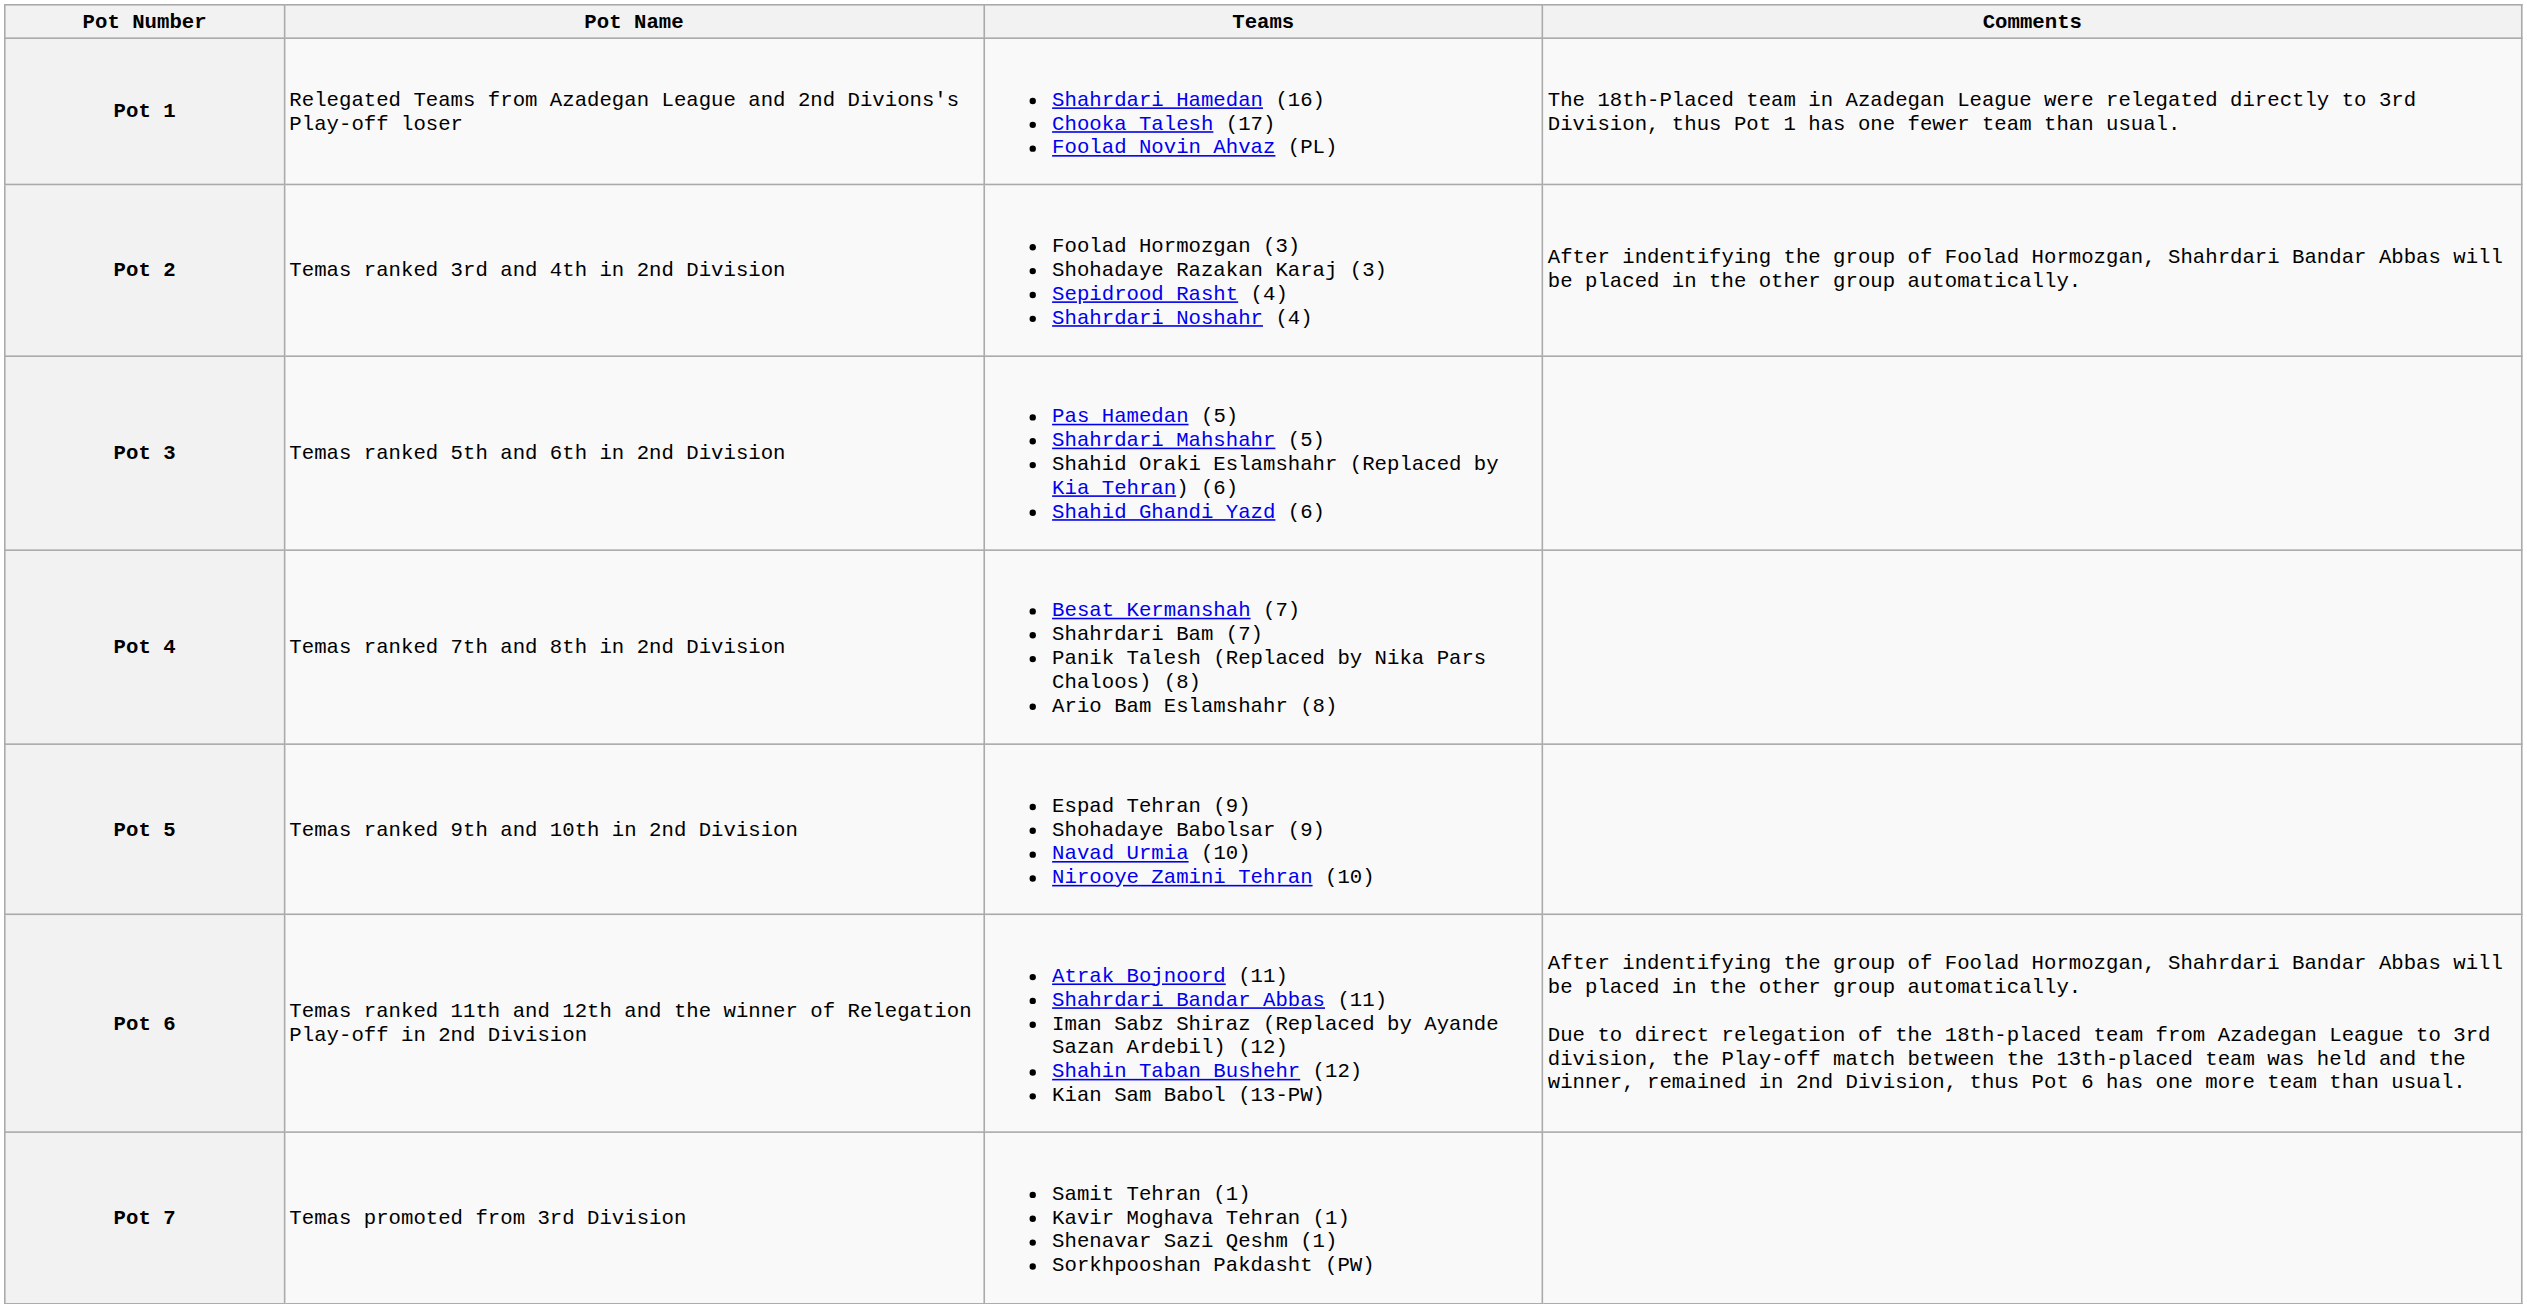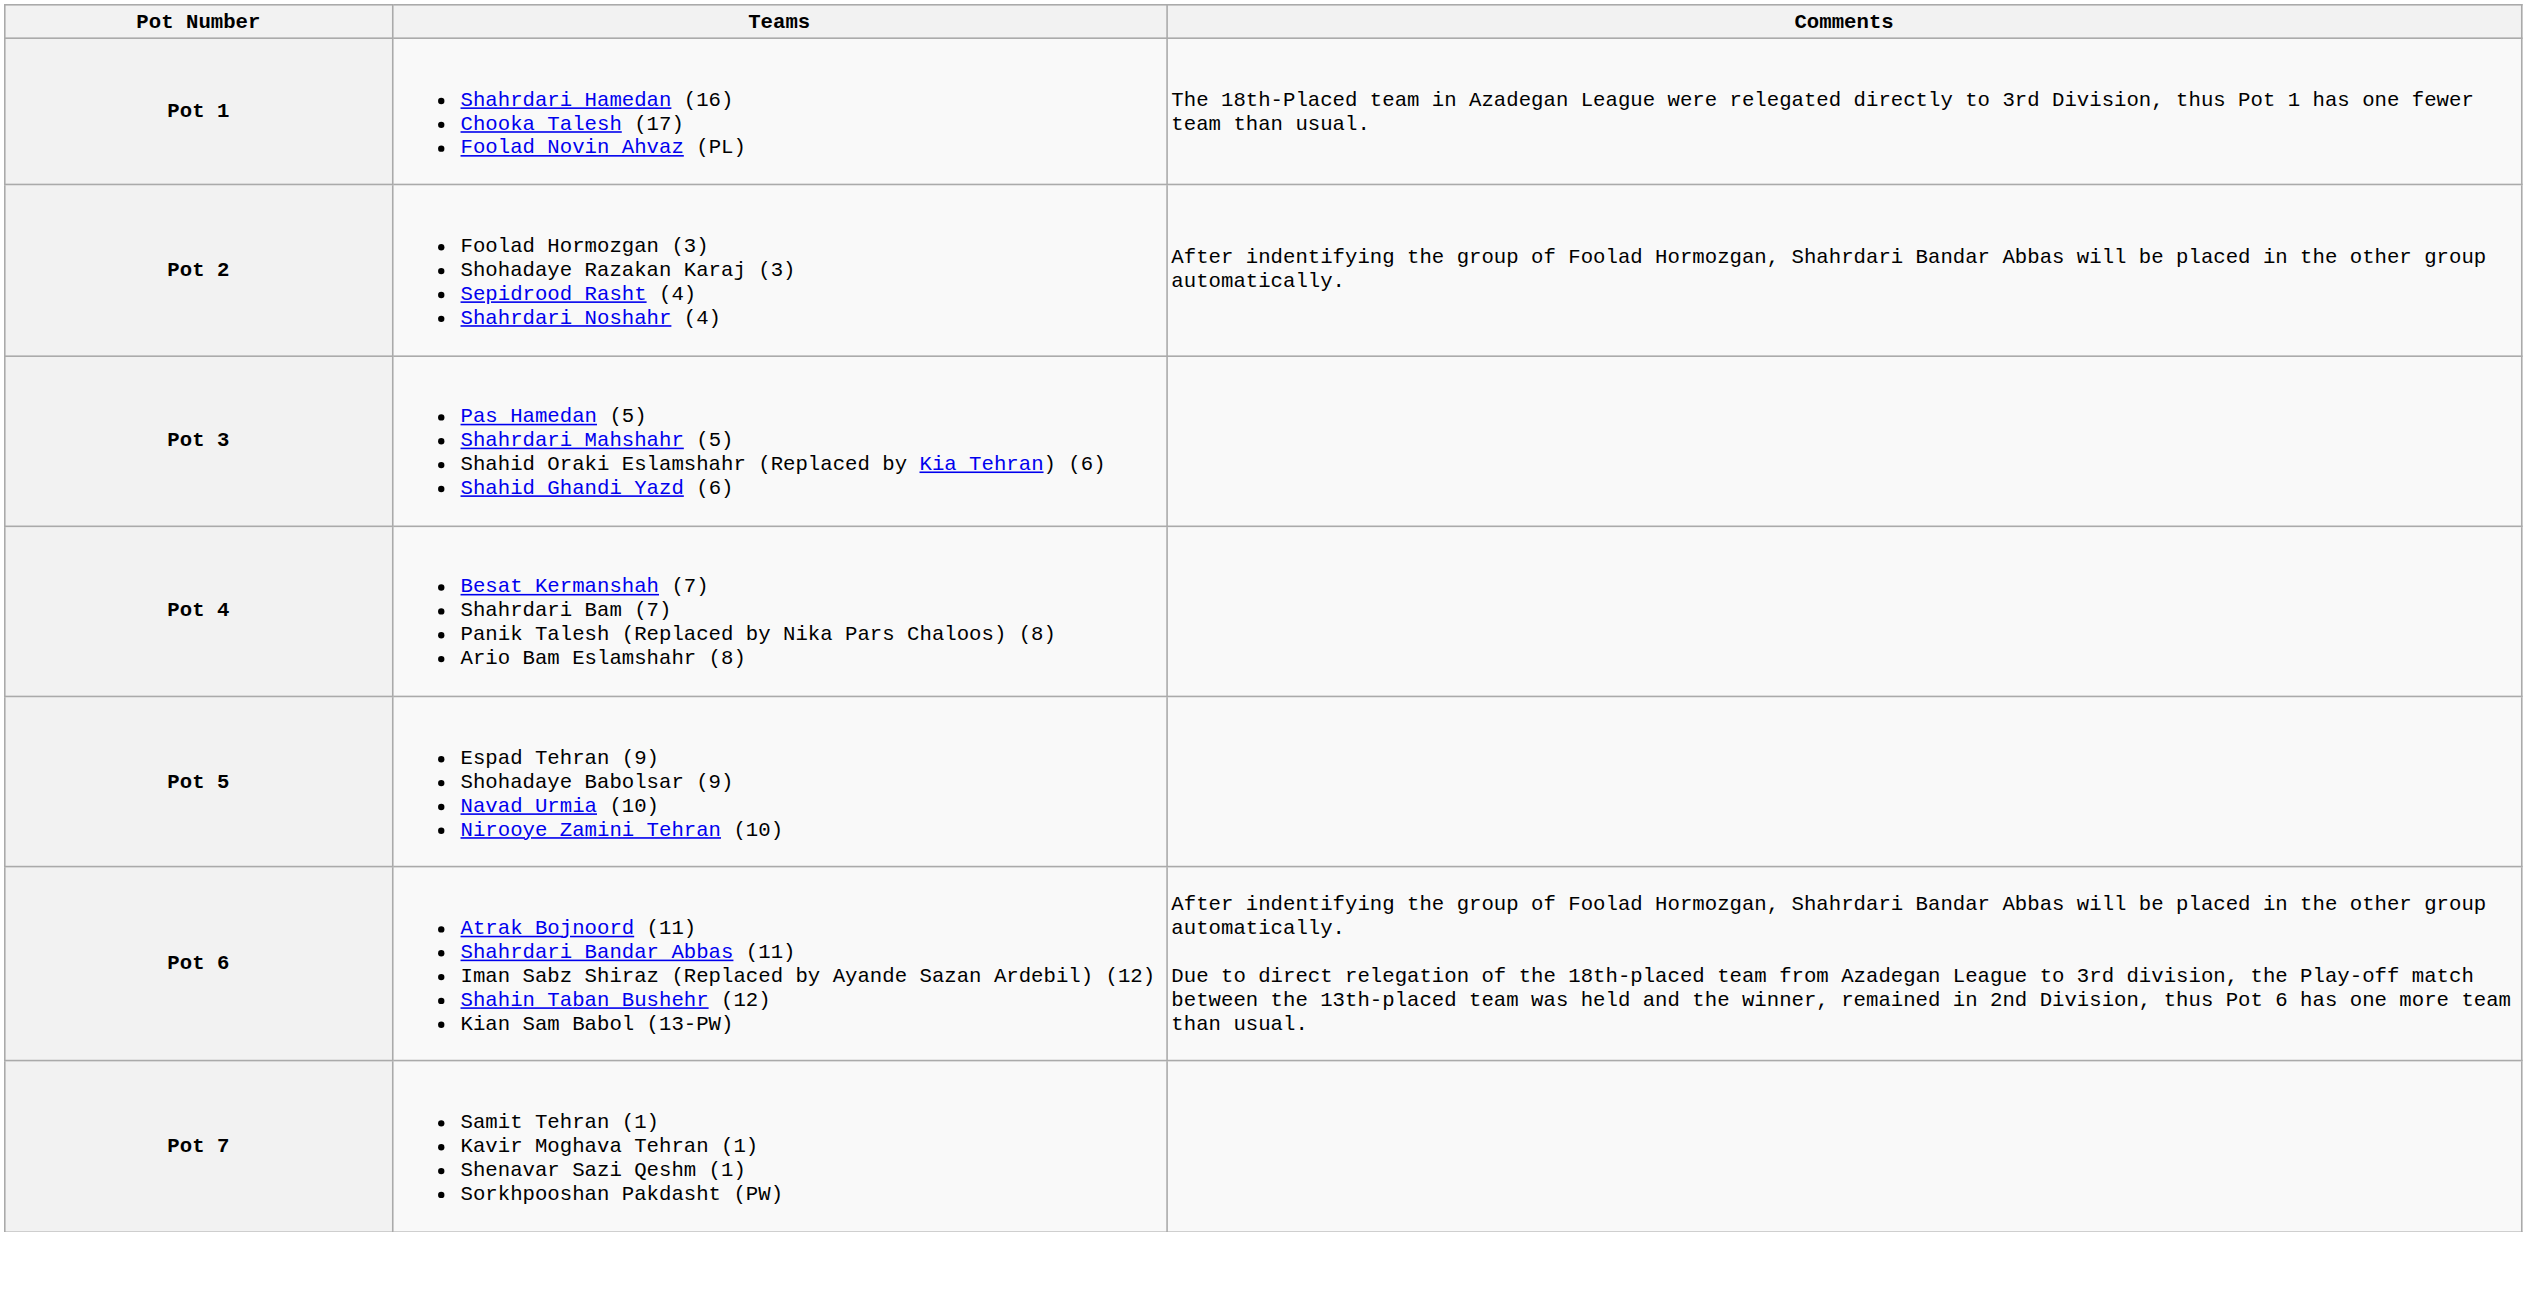- column: (634, 22)
